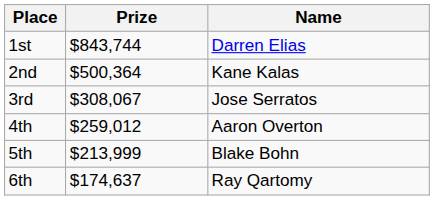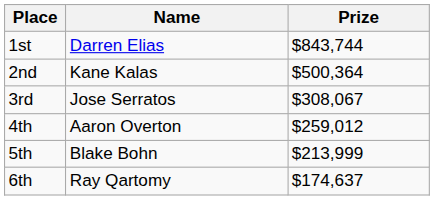columns swapped: (319, 18) <-> (137, 18)
